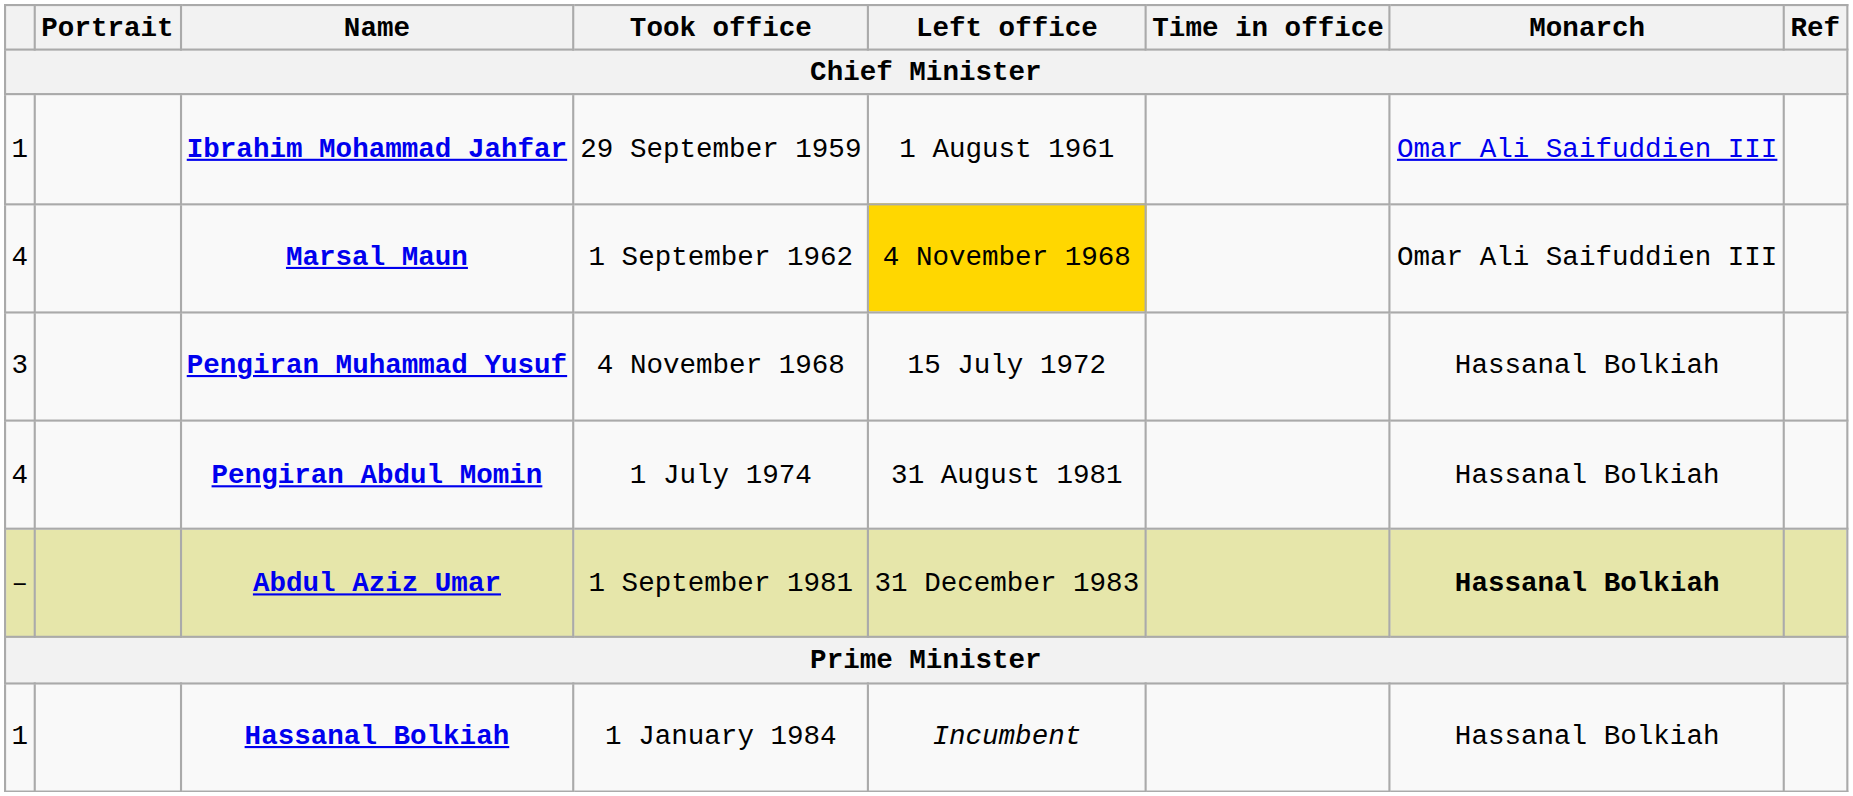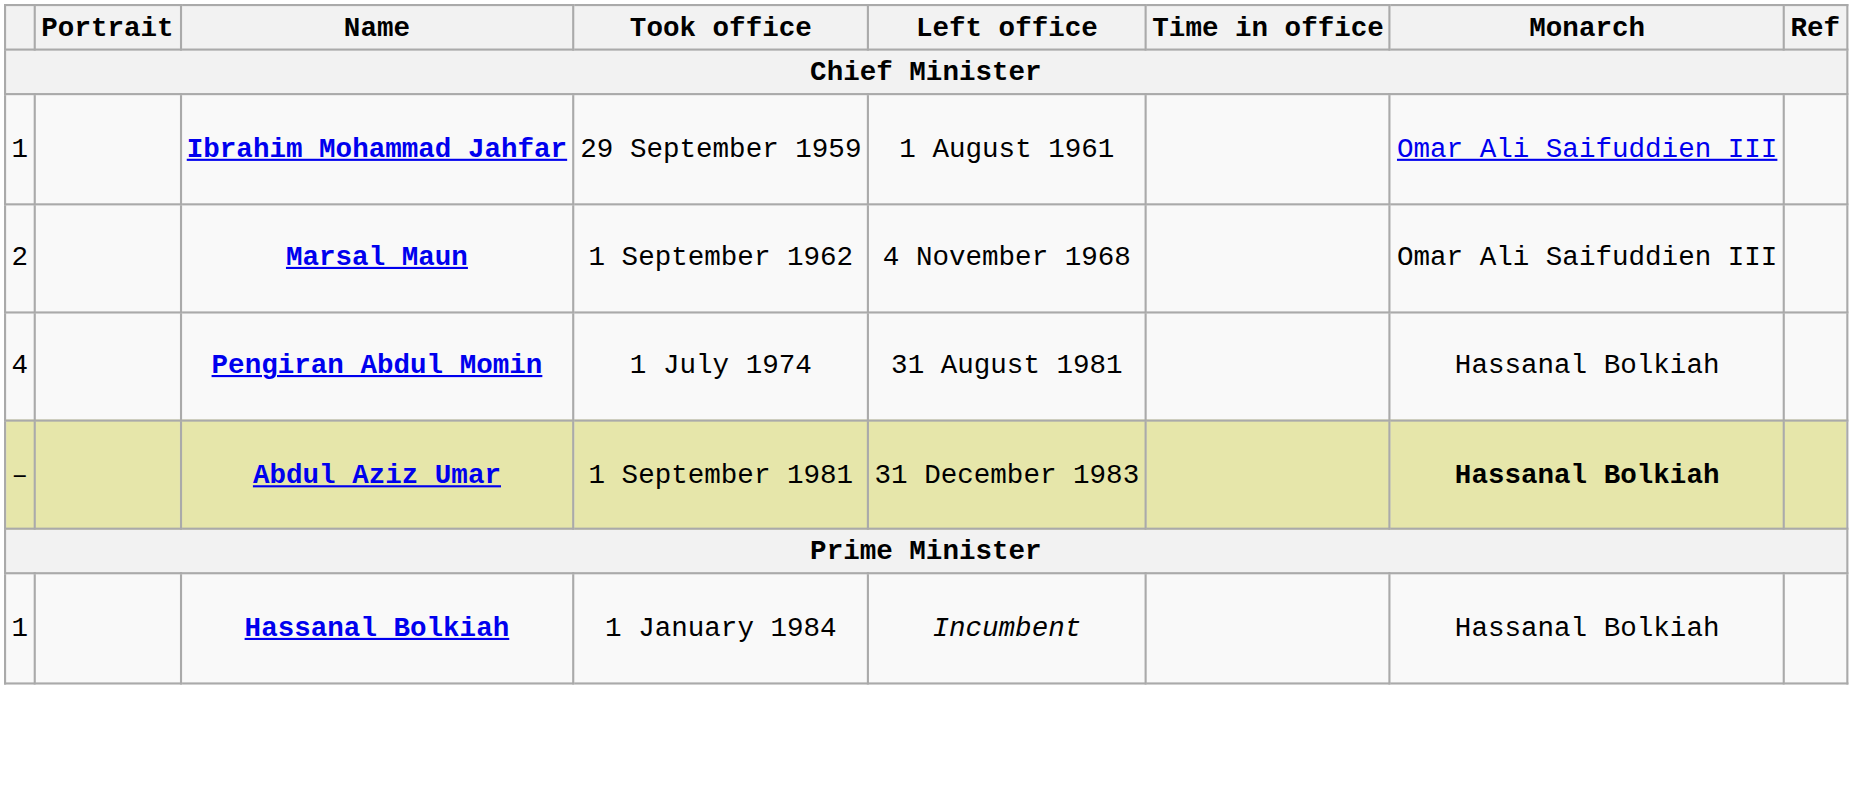(20, 258) 4 -> (20, 258) 2
(1007, 258) gold background -> (1007, 258) no background
- row: (377, 366)
